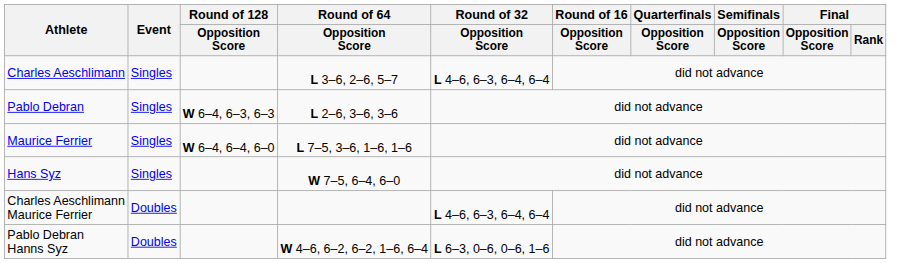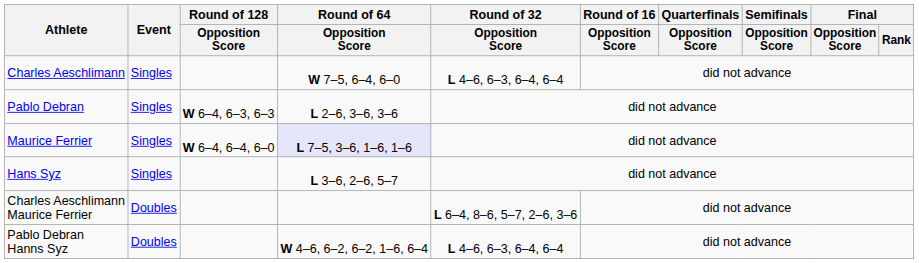(354, 80) L 3–6, 2–6, 5–7 -> (354, 80) W 7–5, 6–4, 6–0
(354, 148) no background -> (354, 148) lavender background
(354, 181) W 7–5, 6–4, 6–0 -> (354, 181) L 3–6, 2–6, 5–7
(492, 215) L 4–6, 6–3, 6–4, 6–4 -> (506, 215) L 6–4, 8–6, 5–7, 2–6, 3–6
(492, 249) L 6–3, 0–6, 0–6, 1–6 -> (506, 249) L 4–6, 6–3, 6–4, 6–4
